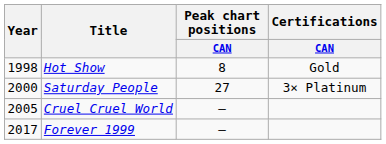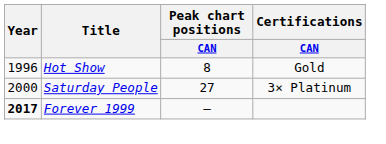(23, 68) 1998 -> (23, 68) 1996
- row: (108, 109)
(23, 129) normal -> (23, 109) bold
